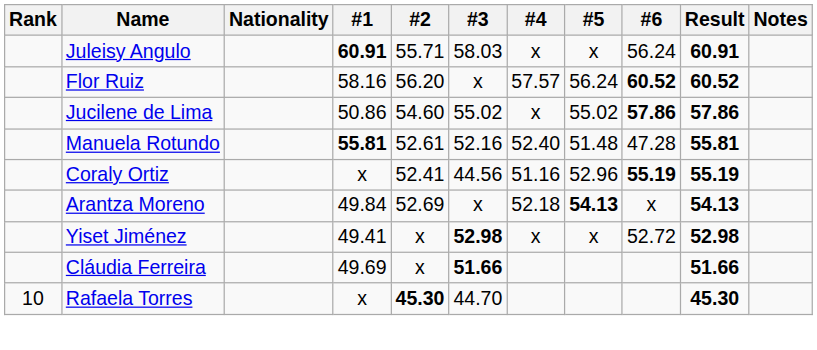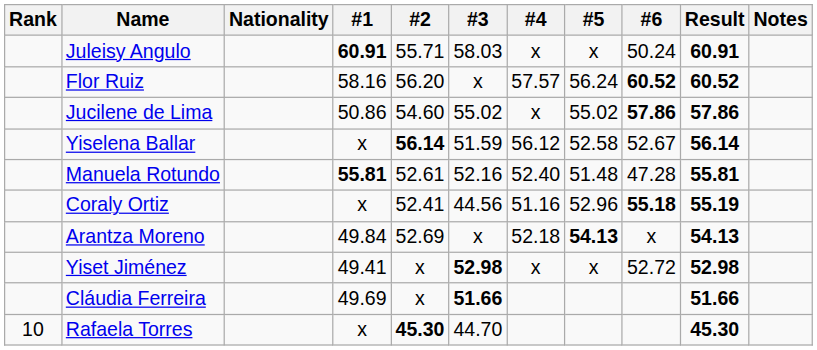(651, 50) 56.24 -> (651, 50) 50.24
+ row: (131, 143)
(651, 174) 55.19 -> (651, 205) 55.18
